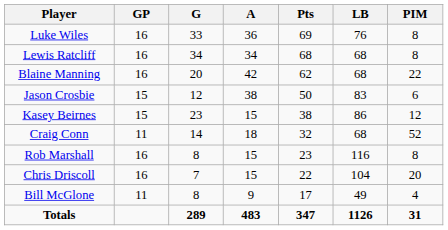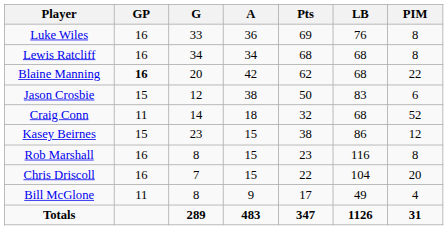(141, 74) normal -> (141, 74) bold
rows swapped: (59, 114) <-> (59, 134)
